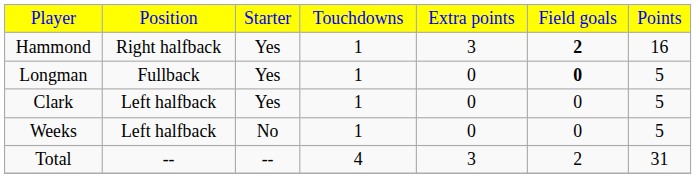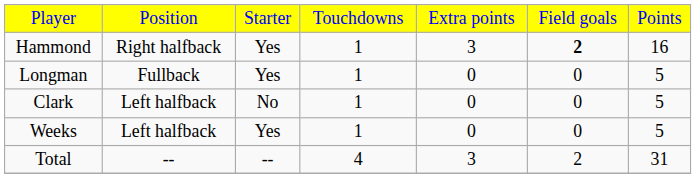(578, 74) bold -> (578, 74) normal
(268, 103) Yes -> (268, 103) No
(268, 131) No -> (268, 131) Yes
